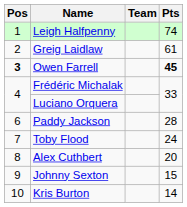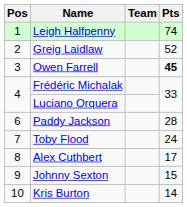(171, 49) 61 -> (171, 49) 52
(17, 67) bold -> (17, 67) normal
(171, 157) 20 -> (171, 157) 17
